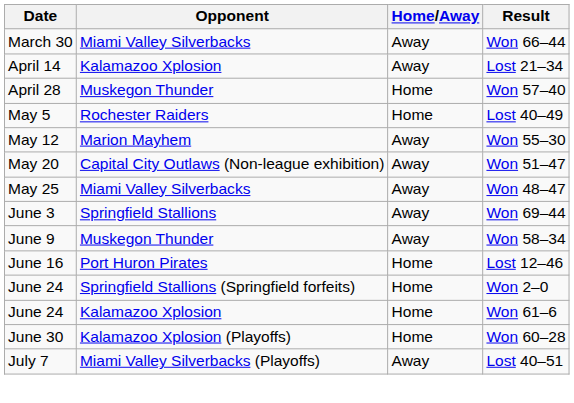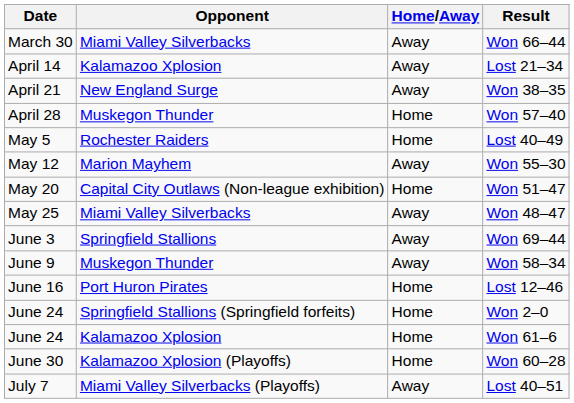+ row: (526, 90)
(410, 164) Away -> (412, 189) Home
